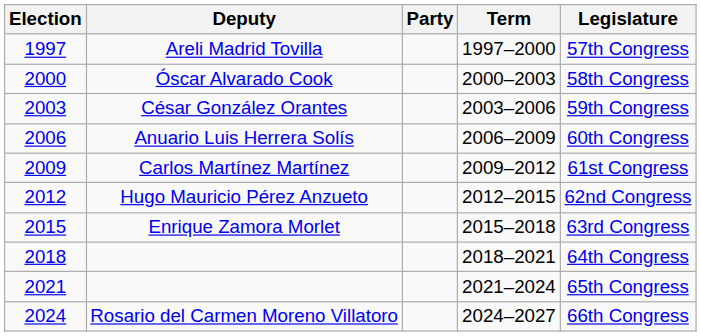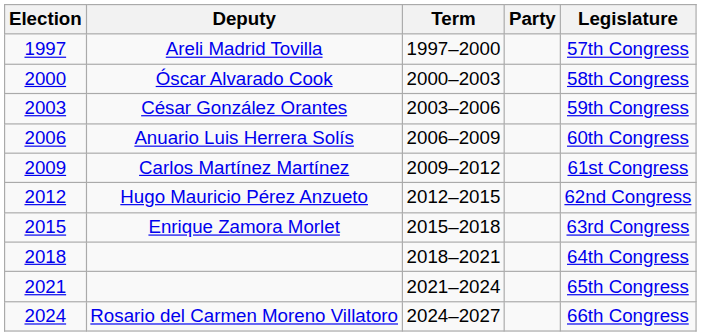columns swapped: (430, 19) <-> (509, 19)
